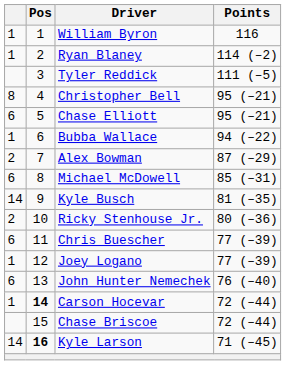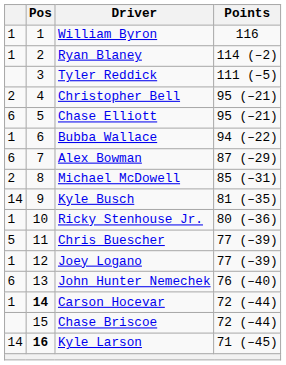(11, 97) 8 -> (11, 97) 2
(11, 159) 2 -> (11, 159) 6
(11, 179) 6 -> (11, 179) 2
(11, 220) 2 -> (11, 220) 1
(11, 241) 6 -> (11, 241) 5
